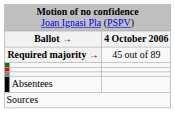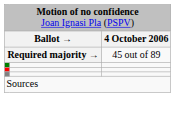- row: (7, 84)
